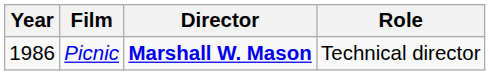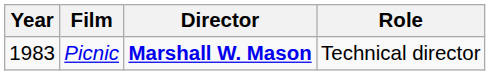(32, 53) 1986 -> (32, 53) 1983
